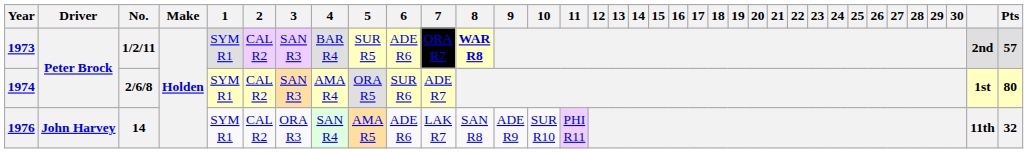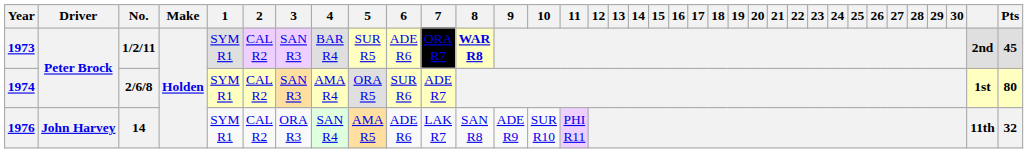(1010, 47) 57 -> (1010, 47) 45
